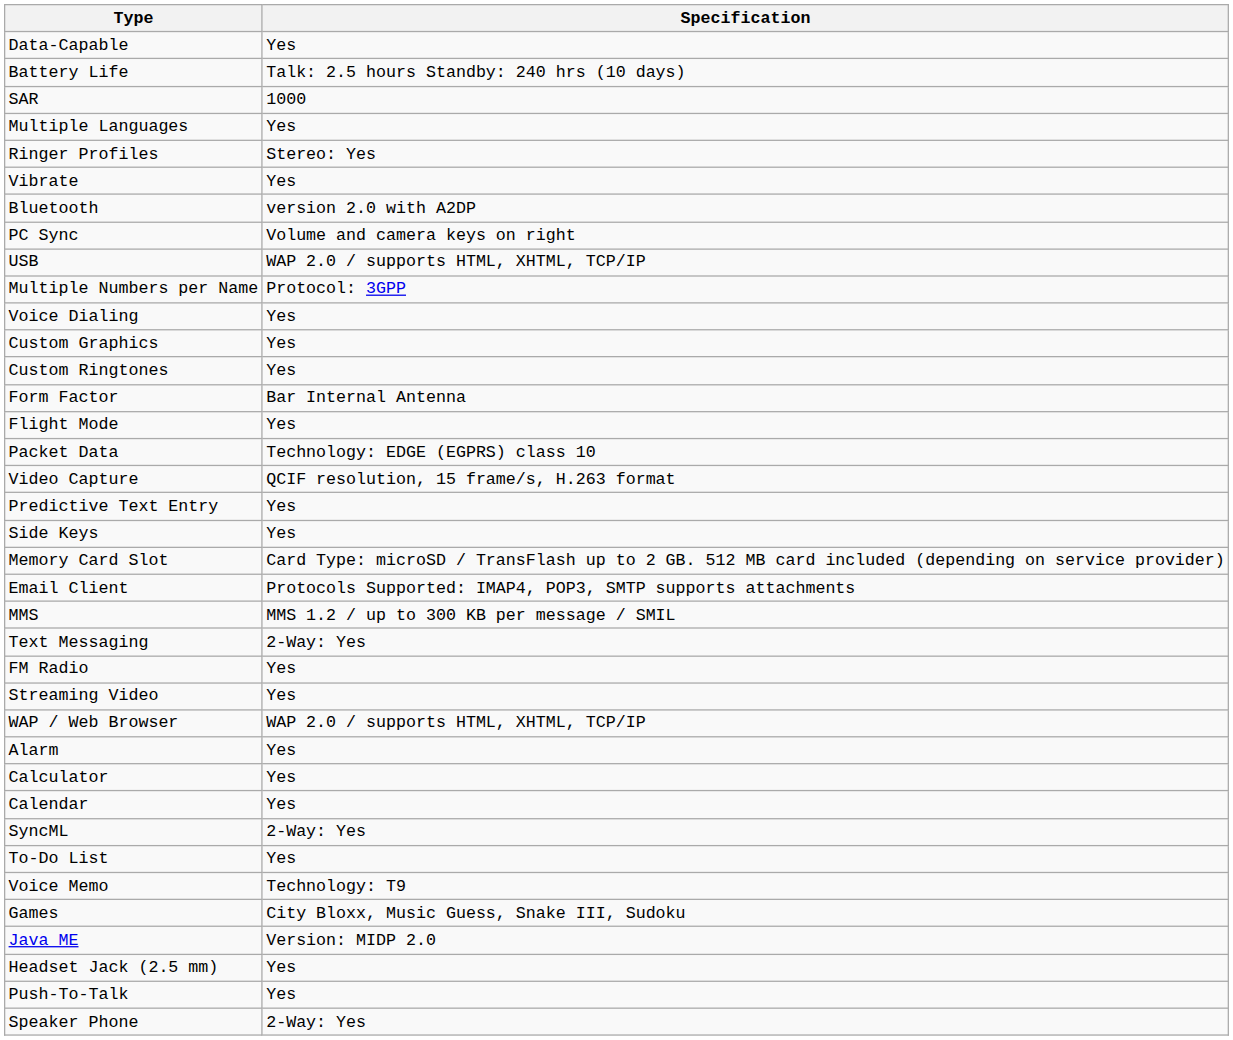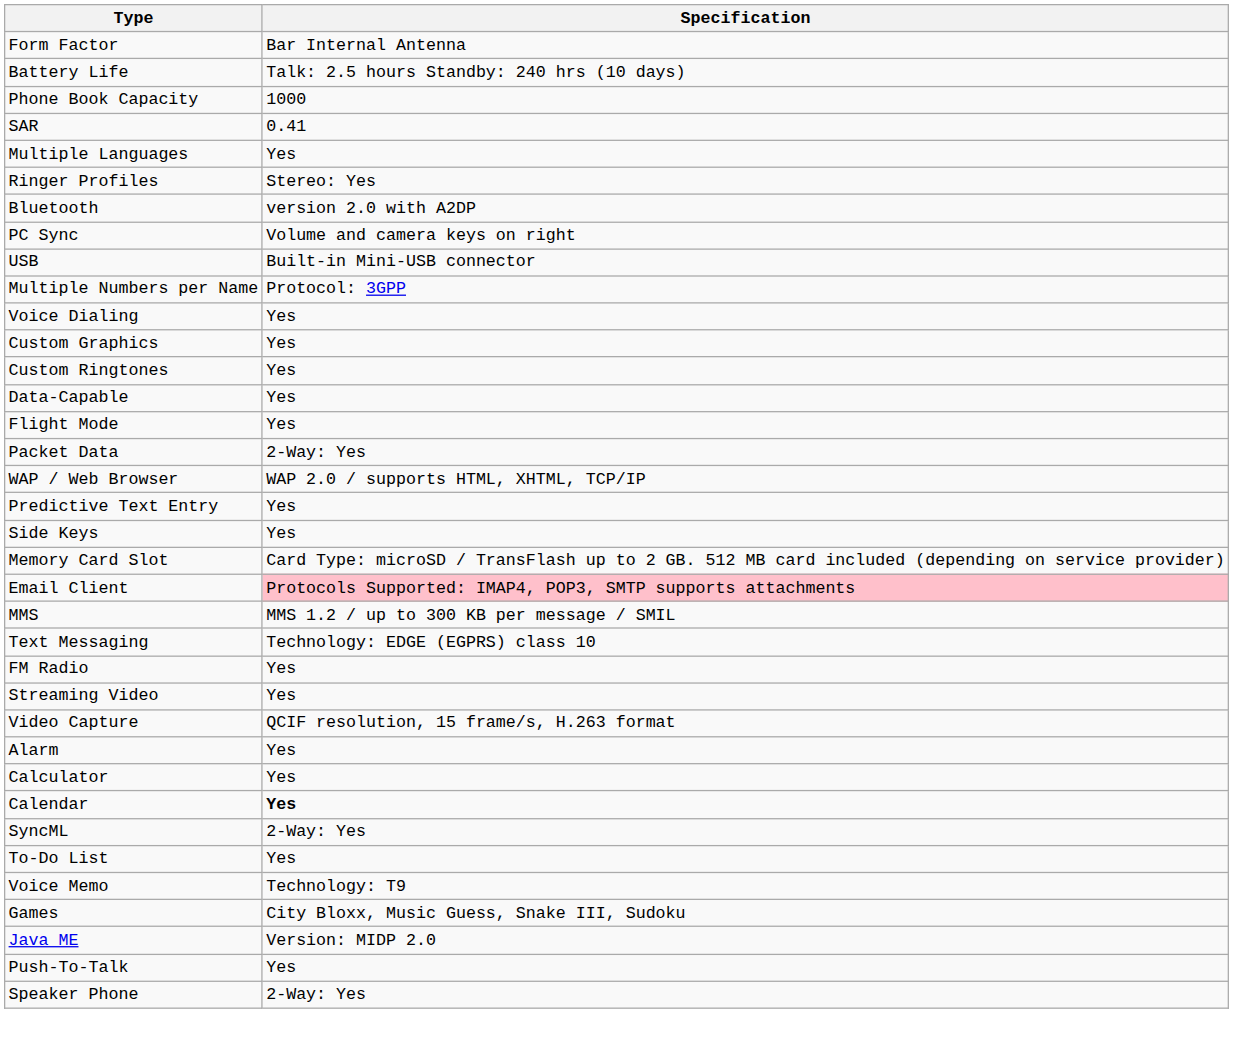rows swapped: (64, 398) <-> (69, 45)
+ row: (103, 100)
(286, 100) 1000 -> (286, 127) 0.41
- row: (44, 181)
(456, 262) WAP 2.0 / supports HTML, XHTML, TCP/IP -> (401, 262) Built-in Mini-USB connector
(431, 452) Technology: EDGE (EGPRS) class 10 -> (316, 452) 2-Way: Yes
rows swapped: (93, 723) <-> (74, 479)
(561, 588) no background -> (561, 588) pink background
(316, 642) 2-Way: Yes -> (431, 642) Technology: EDGE (EGPRS) class 10
(281, 805) normal -> (281, 805) bold
- row: (113, 967)
